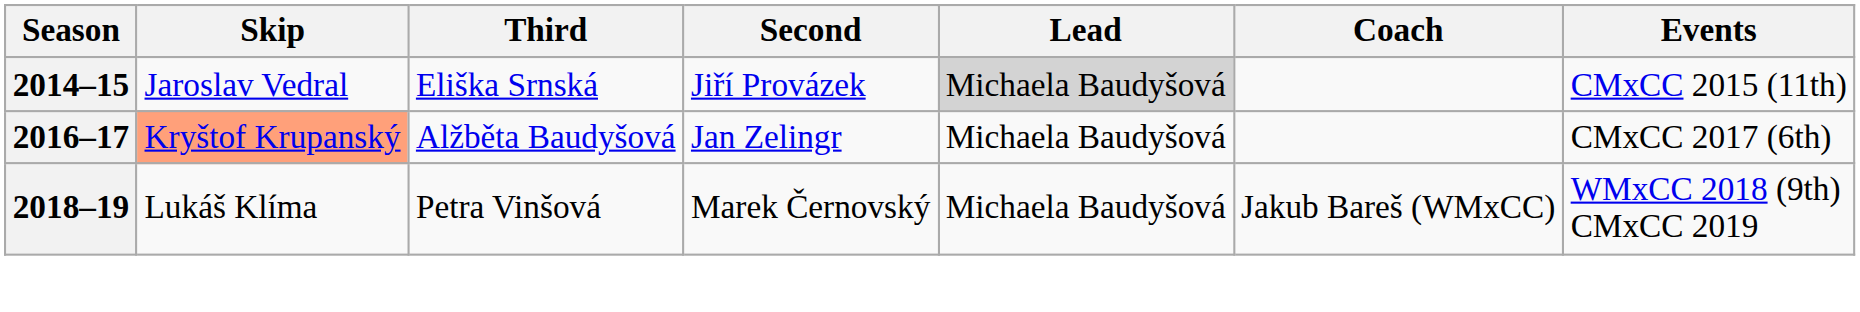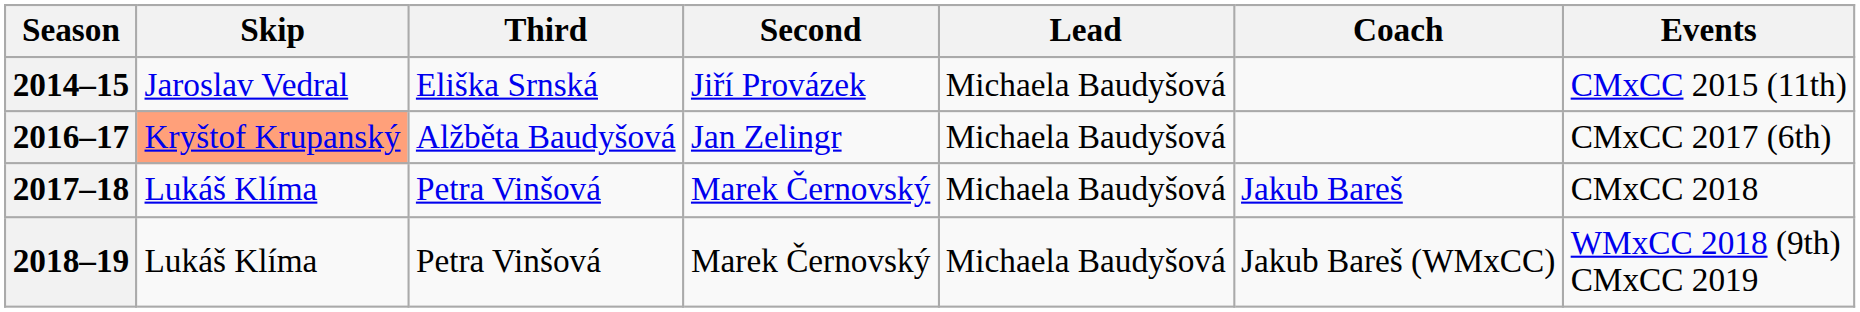(1086, 83) lightgrey background -> (1086, 83) no background
+ row: (71, 189)
